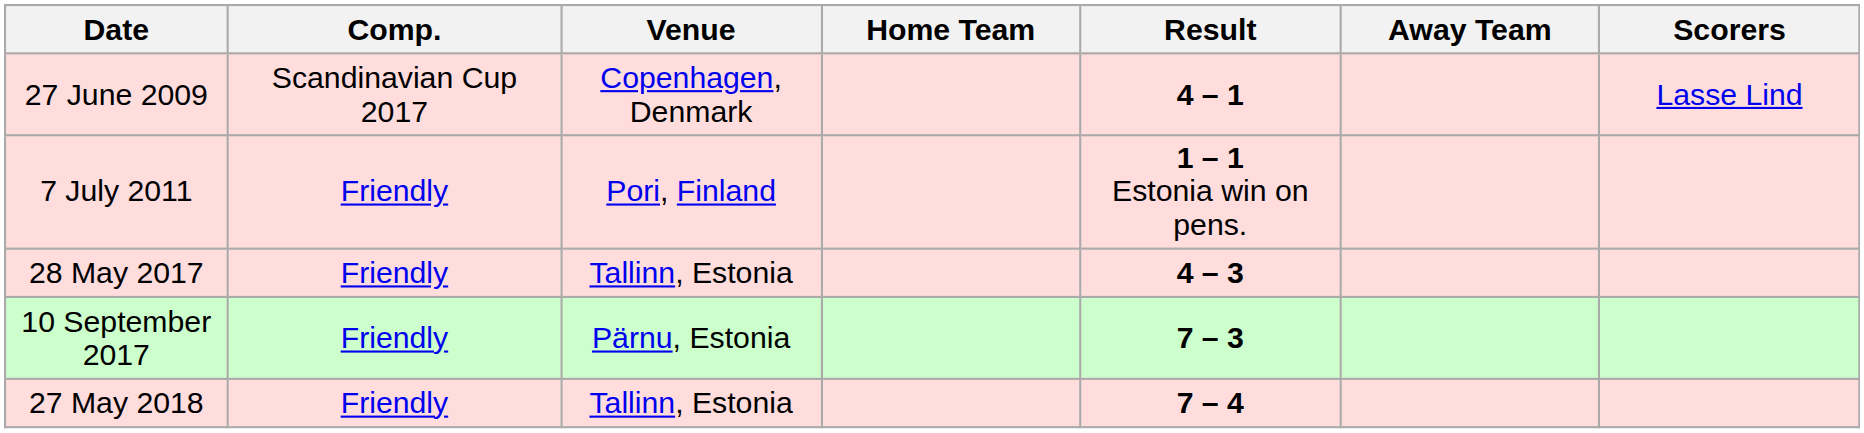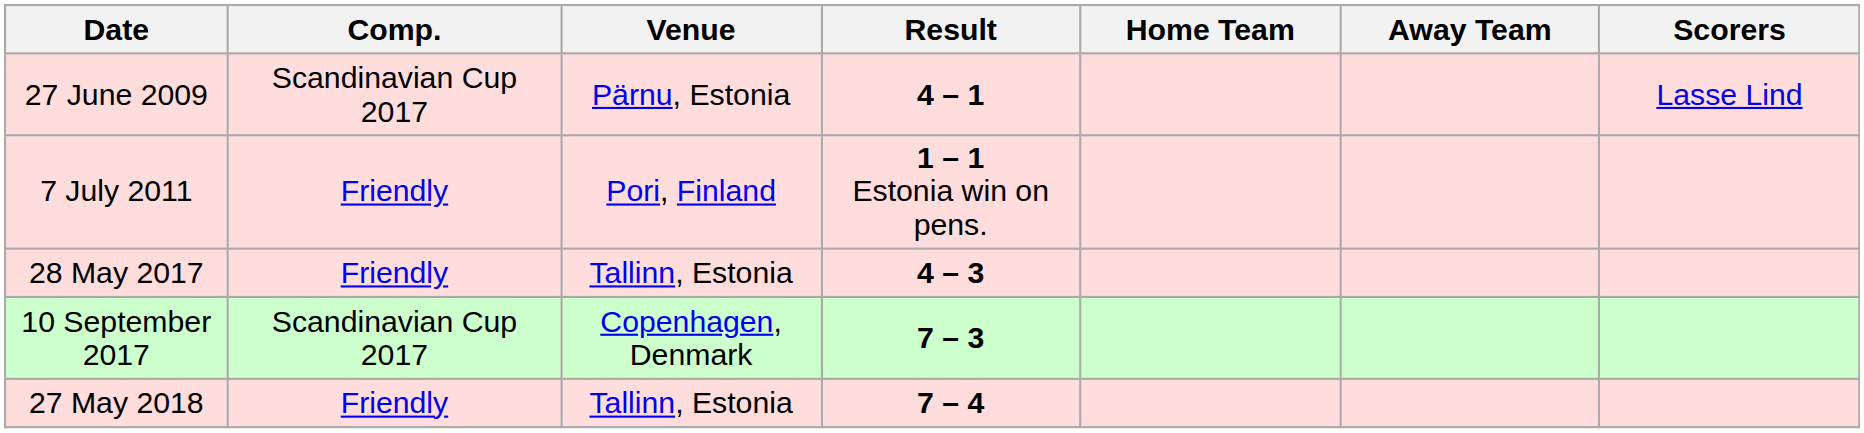columns swapped: (951, 29) <-> (1210, 29)
(691, 94) Copenhagen, Denmark -> (691, 94) Pärnu, Estonia
(394, 338) Friendly -> (394, 338) Scandinavian Cup 2017
(691, 338) Pärnu, Estonia -> (691, 338) Copenhagen, Denmark
